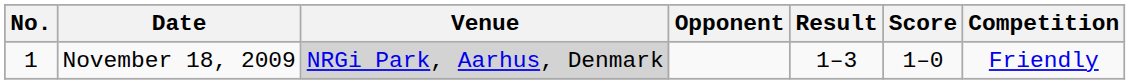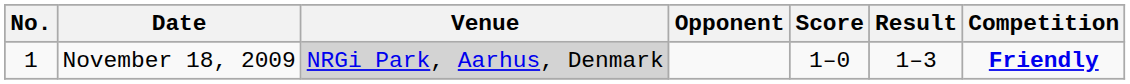columns swapped: (923, 24) <-> (837, 24)
(1044, 61) normal -> (1044, 61) bold
